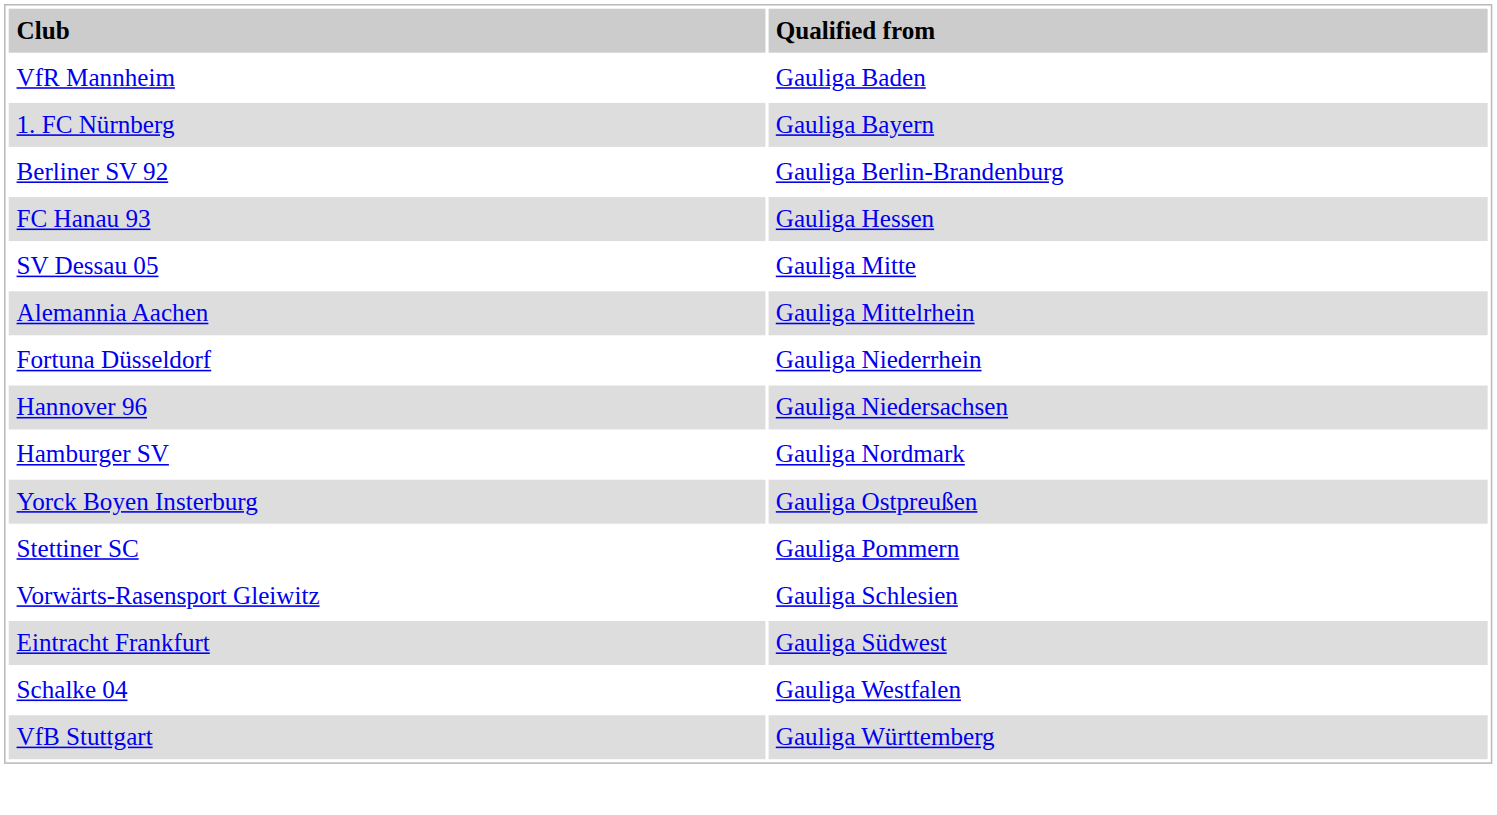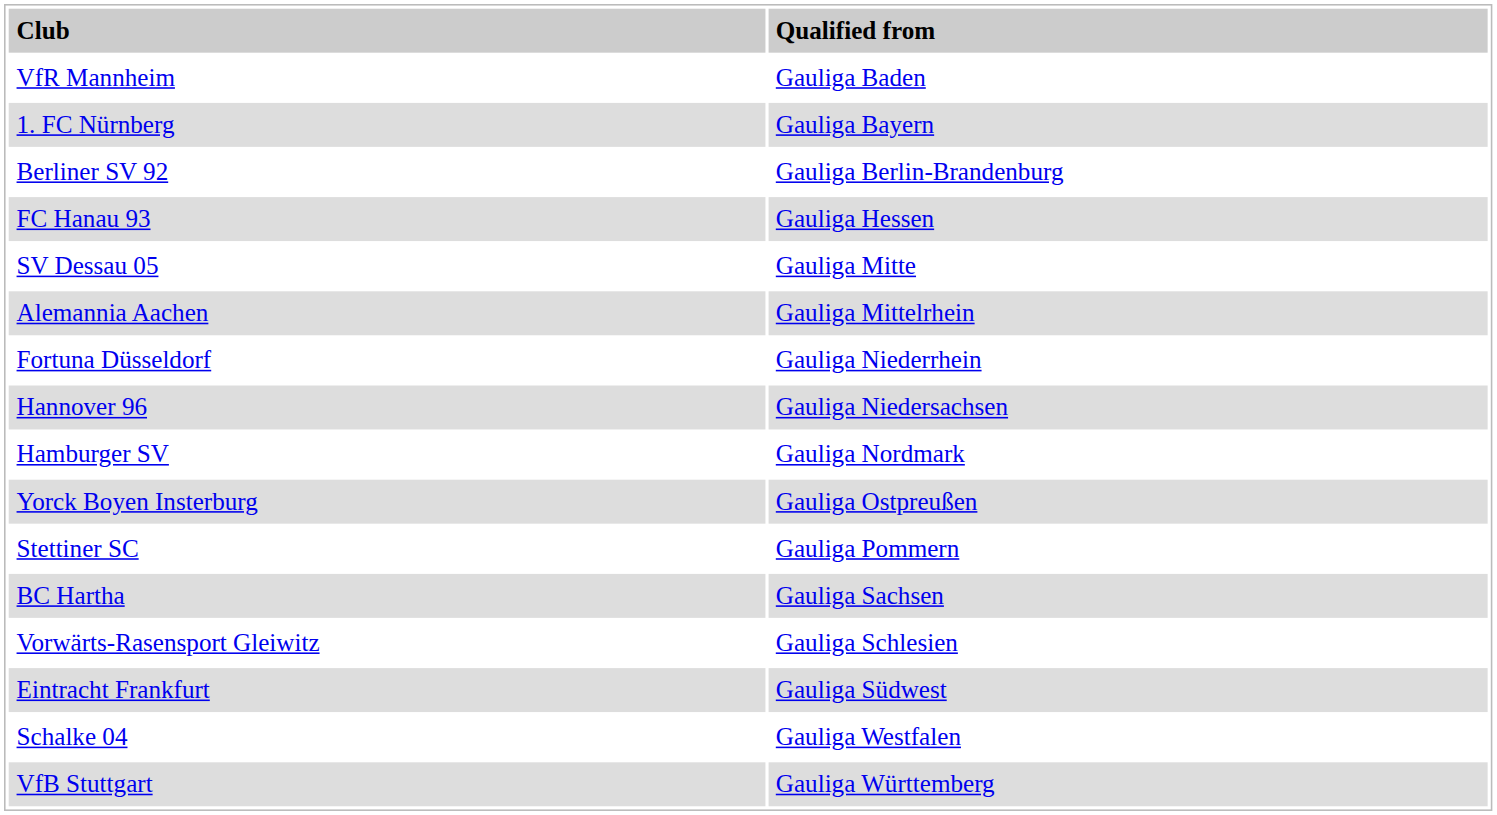+ row: (71, 595)
